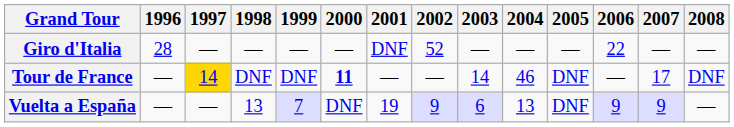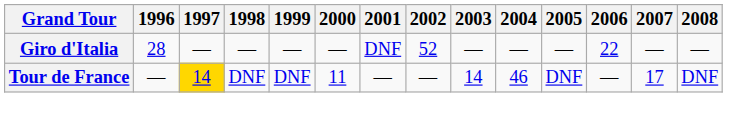(344, 77) bold -> (337, 77) normal
- row: (72, 106)
